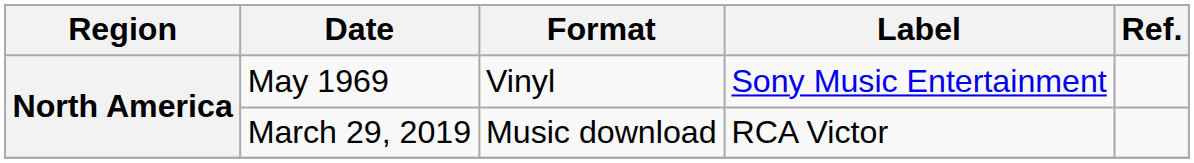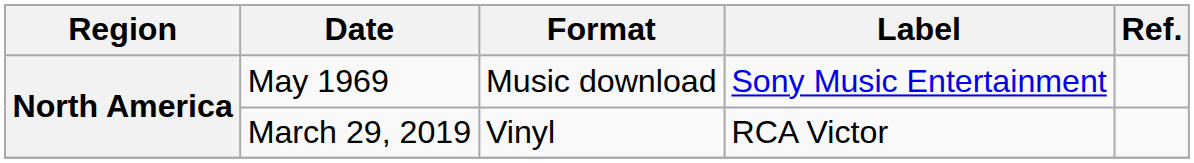(521, 81) Vinyl -> (601, 81) Music download
(601, 132) Music download -> (521, 132) Vinyl
